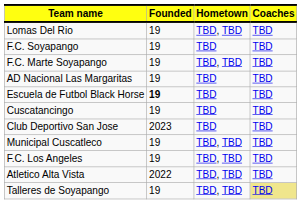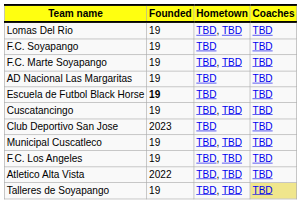(206, 110) TBD -> (219, 110) TBD, TBD
